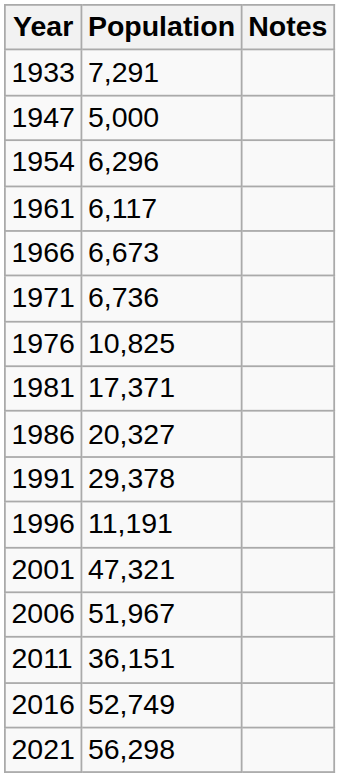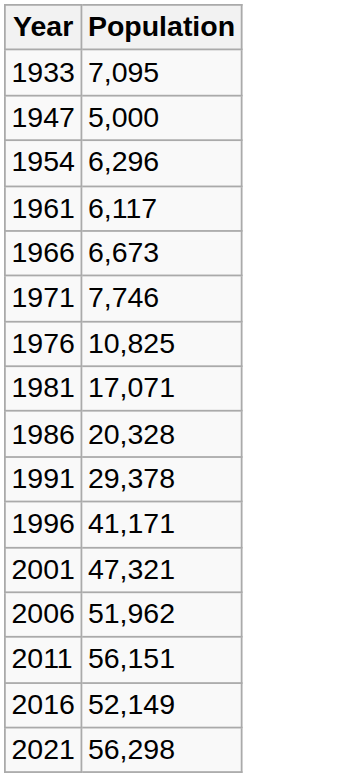- column: (288, 27)
(124, 72) 7,291 -> (124, 72) 7,095
(124, 298) 6,736 -> (124, 298) 7,746
(131, 388) 17,371 -> (131, 388) 17,071
(131, 433) 20,327 -> (131, 433) 20,328
(130, 523) 11,191 -> (131, 523) 41,171
(131, 614) 51,967 -> (131, 614) 51,962
(131, 659) 36,151 -> (131, 659) 56,151
(131, 704) 52,749 -> (131, 704) 52,149
